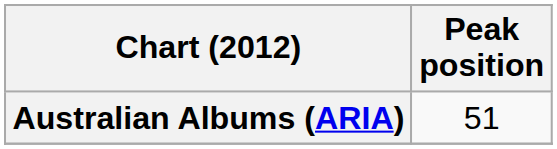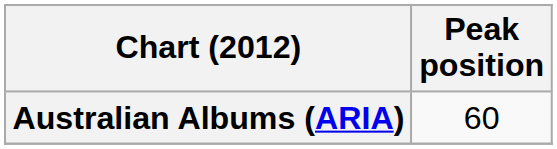(482, 117) 51 -> (482, 117) 60
